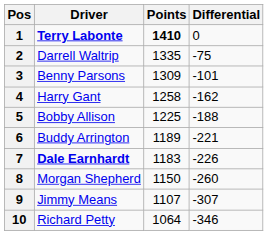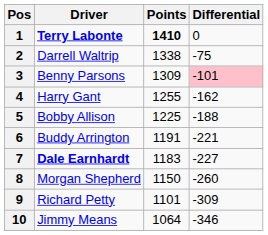(167, 55) 1335 -> (167, 55) 1338
(205, 76) no background -> (205, 76) pink background
(167, 96) 1258 -> (167, 96) 1255
(167, 138) 1189 -> (167, 138) 1191
(205, 158) -226 -> (205, 158) -227
(77, 199) Jimmy Means -> (76, 199) Richard Petty
(167, 199) 1107 -> (167, 199) 1101
(205, 199) -307 -> (205, 199) -309
(76, 220) Richard Petty -> (77, 220) Jimmy Means
